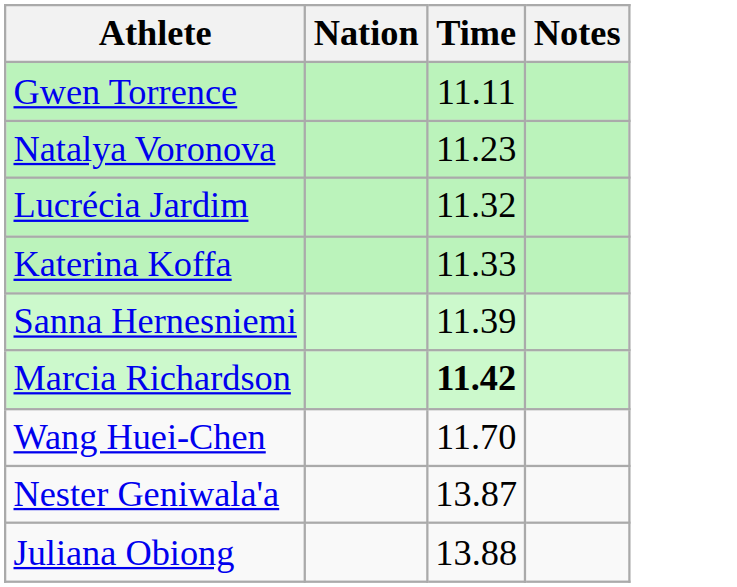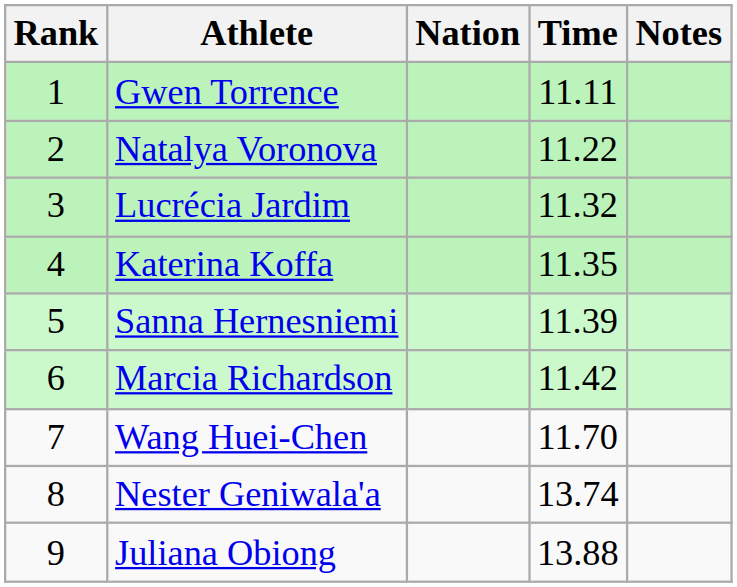+ column: (56, 33)
(476, 148) 11.23 -> (578, 148) 11.22
(476, 263) 11.33 -> (578, 263) 11.35
(476, 378) bold -> (578, 378) normal
(476, 494) 13.87 -> (578, 494) 13.74
